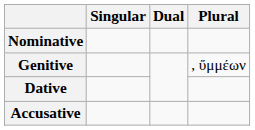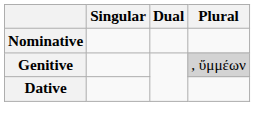(219, 64) no background -> (219, 64) lightgrey background
- row: (46, 112)
